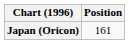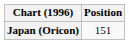(103, 30) 161 -> (103, 30) 151
